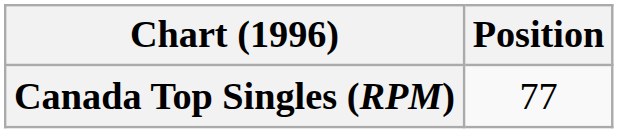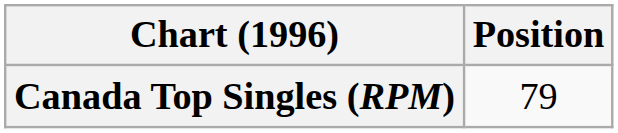(539, 95) 77 -> (539, 95) 79
